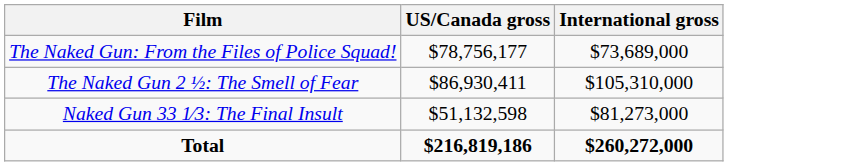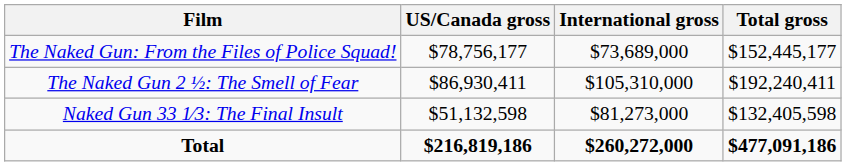+ column: (782, 20)
